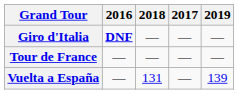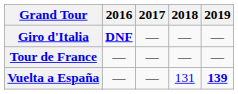columns swapped: (185, 15) <-> (152, 15)
(217, 78) normal -> (217, 78) bold
